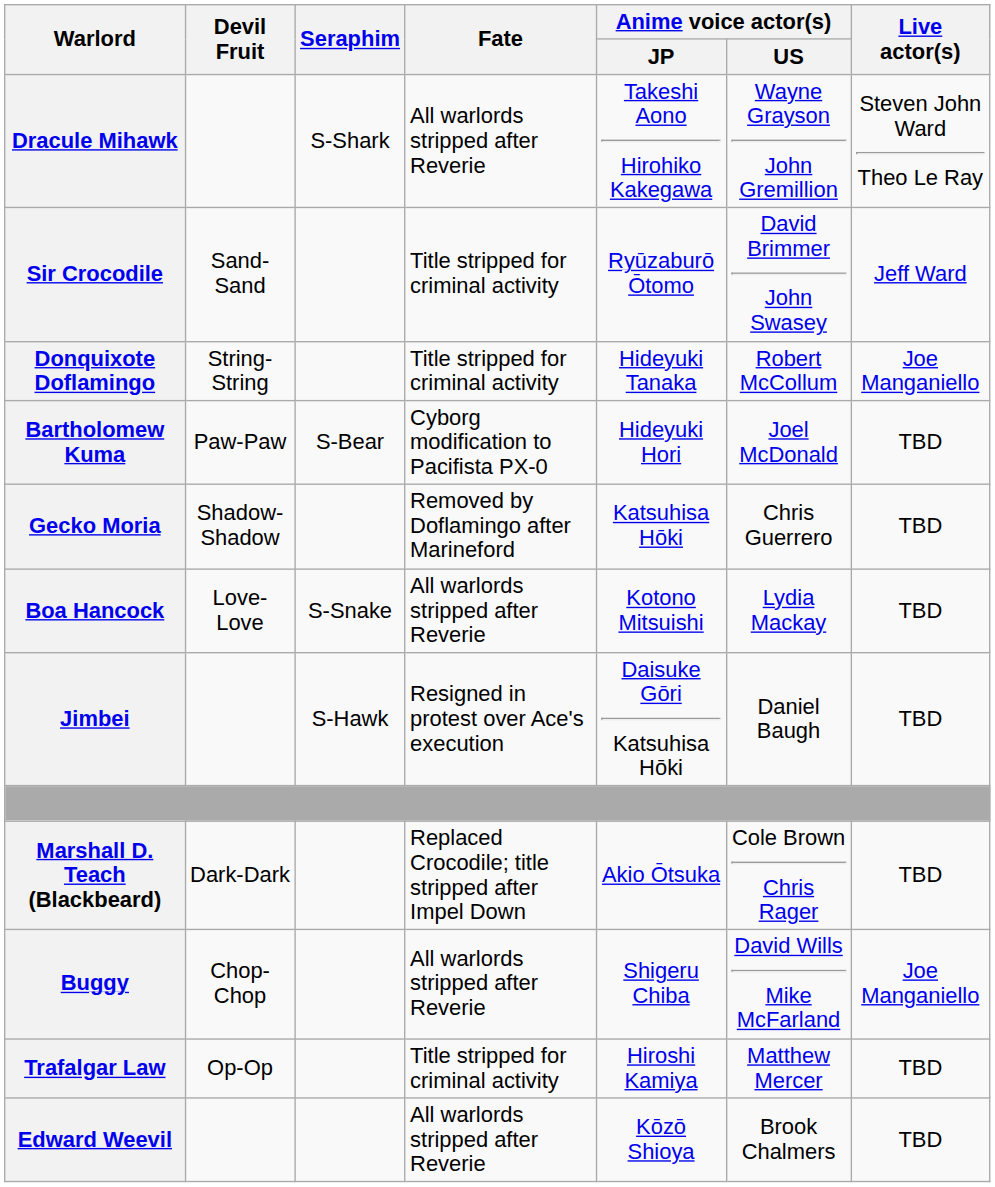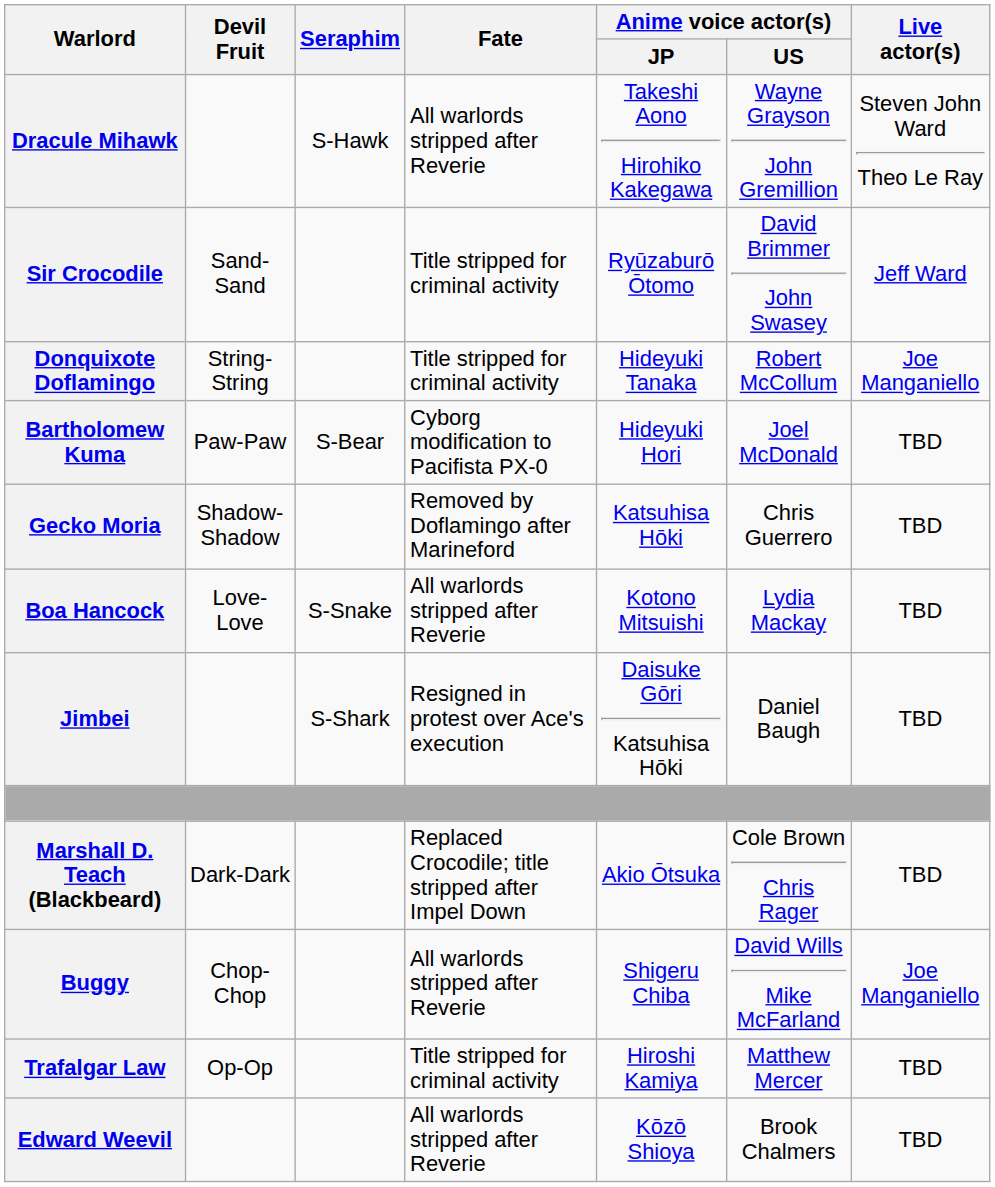(350, 140) S-Shark -> (350, 140) S-Hawk
(350, 719) S-Hawk -> (350, 719) S-Shark
